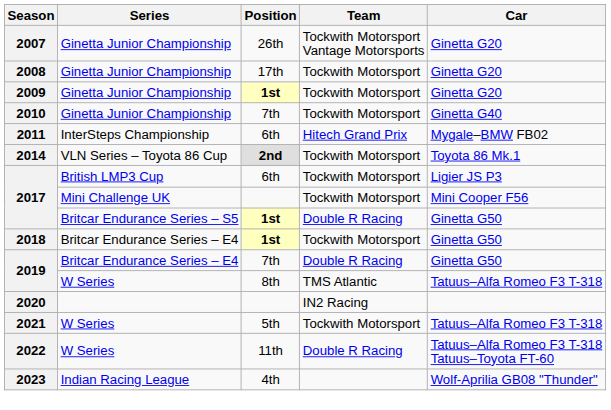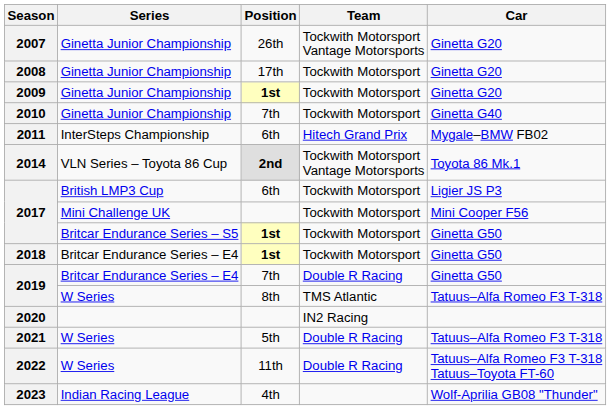(362, 155) Tockwith Motorsport -> (364, 163) Tockwith Motorsport Vantage Motorsports
(353, 218) Double R Racing -> (362, 233) Tockwith Motorsport
(362, 323) Tockwith Motorsport -> (353, 338) Double R Racing
